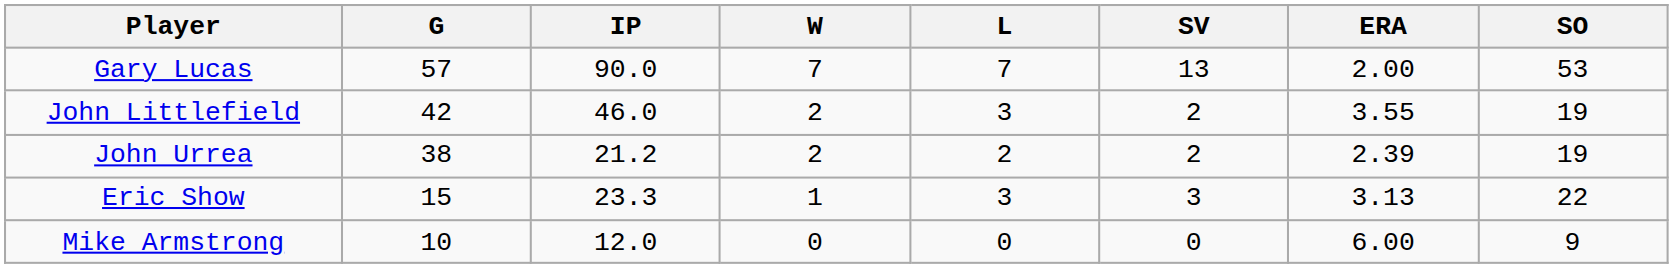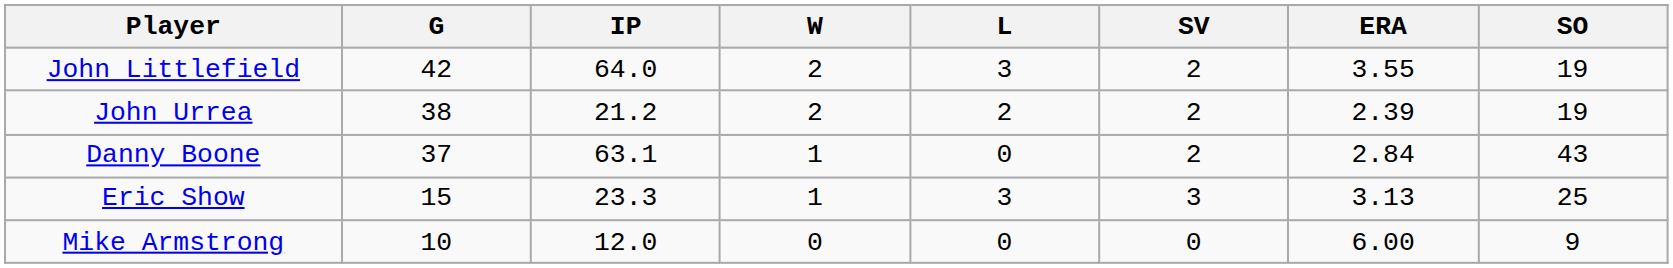- row: (173, 70)
(626, 113) 46.0 -> (626, 70) 64.0
+ row: (173, 156)
(1573, 199) 22 -> (1573, 199) 25
